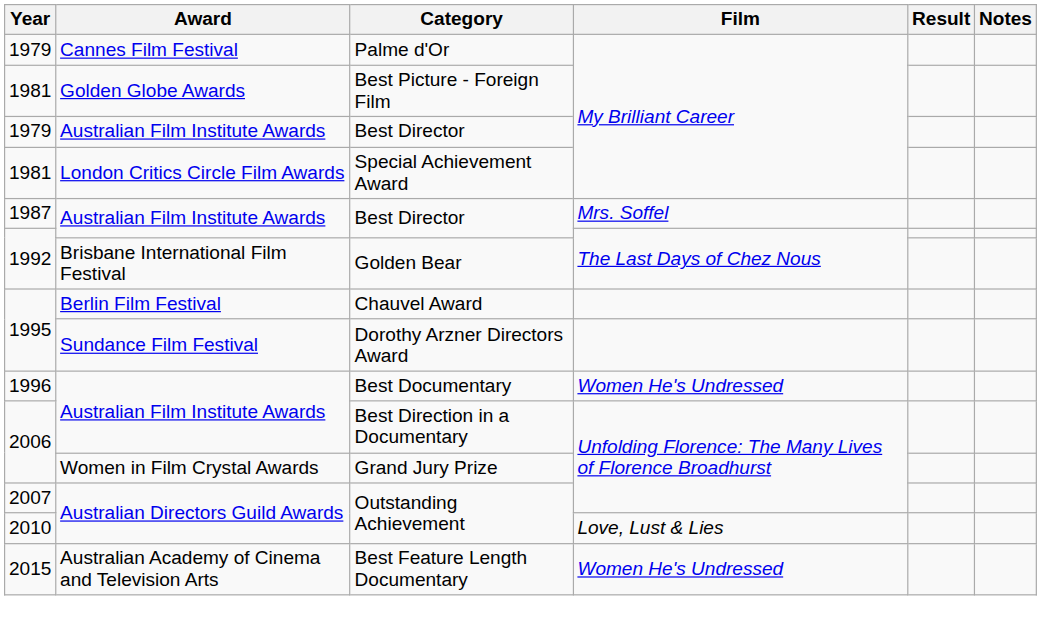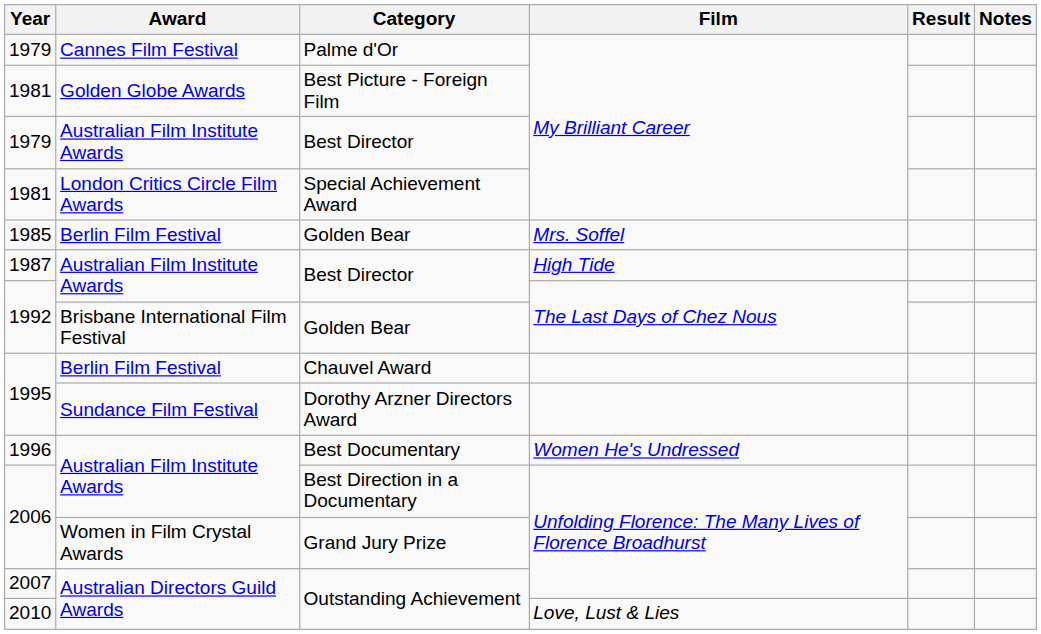+ row: (30, 234)
(623, 213) Mrs. Soffel -> (574, 265) High Tide
- row: (30, 568)
